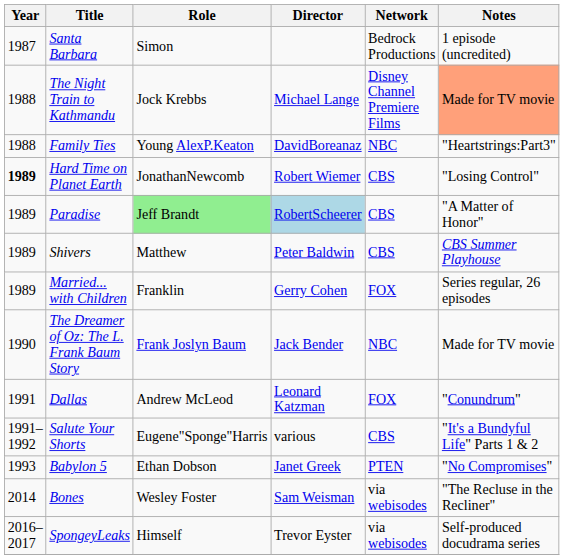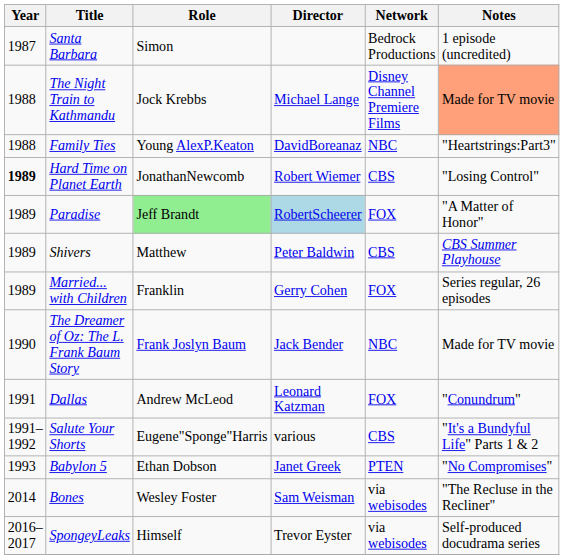(381, 214) CBS -> (382, 214) FOX
